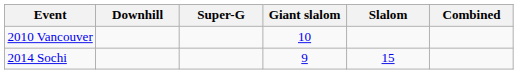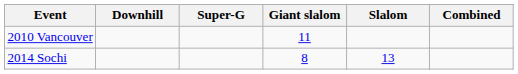(305, 37) 10 -> (305, 37) 11
(305, 58) 9 -> (305, 58) 8
(388, 58) 15 -> (388, 58) 13
